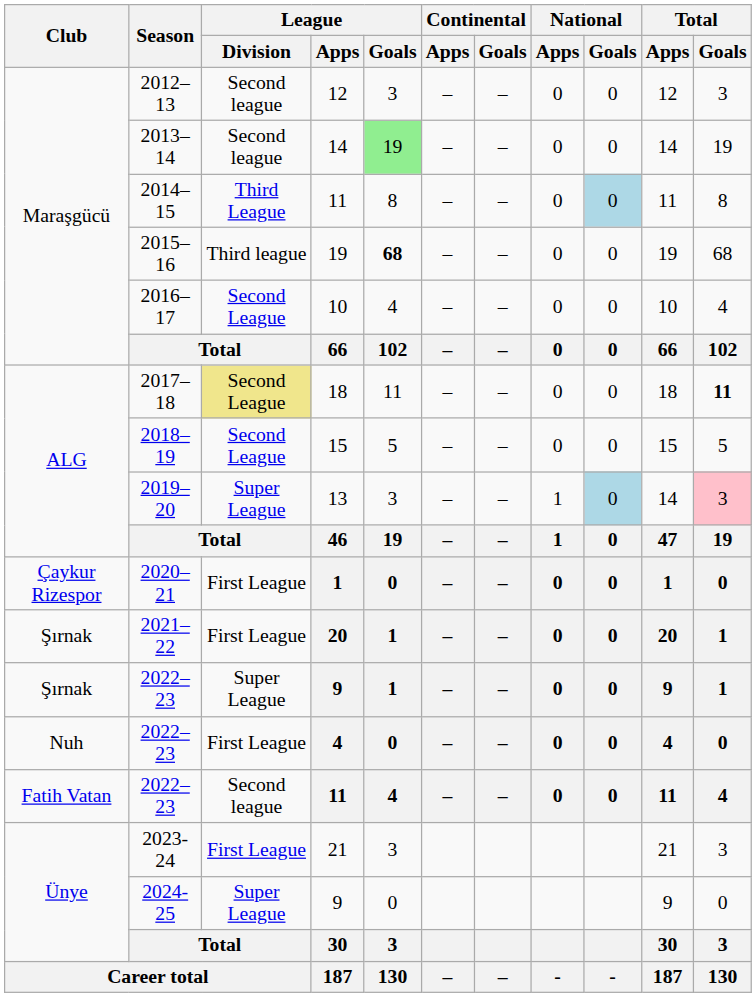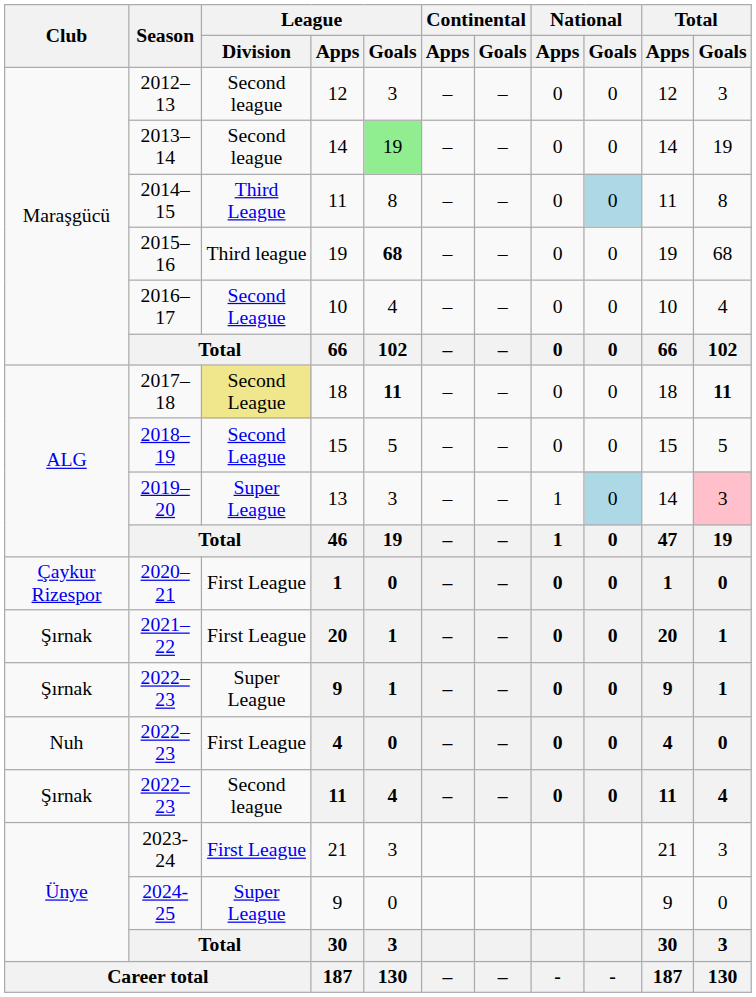(393, 391) normal -> (393, 391) bold
(66, 796) Fatih Vatan -> (66, 796) Şırnak
